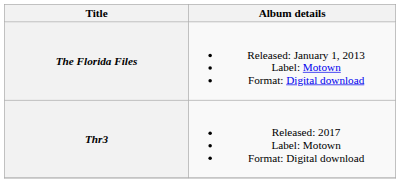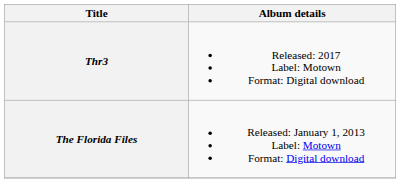rows swapped: (97, 61) <-> (97, 139)
